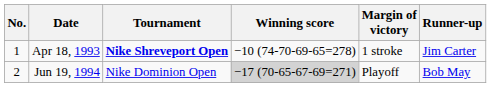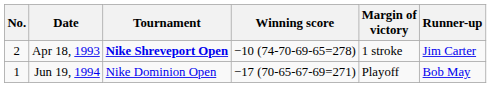(17, 51) 1 -> (17, 51) 2
(17, 72) 2 -> (17, 72) 1
(295, 72) lightgrey background -> (295, 72) no background
